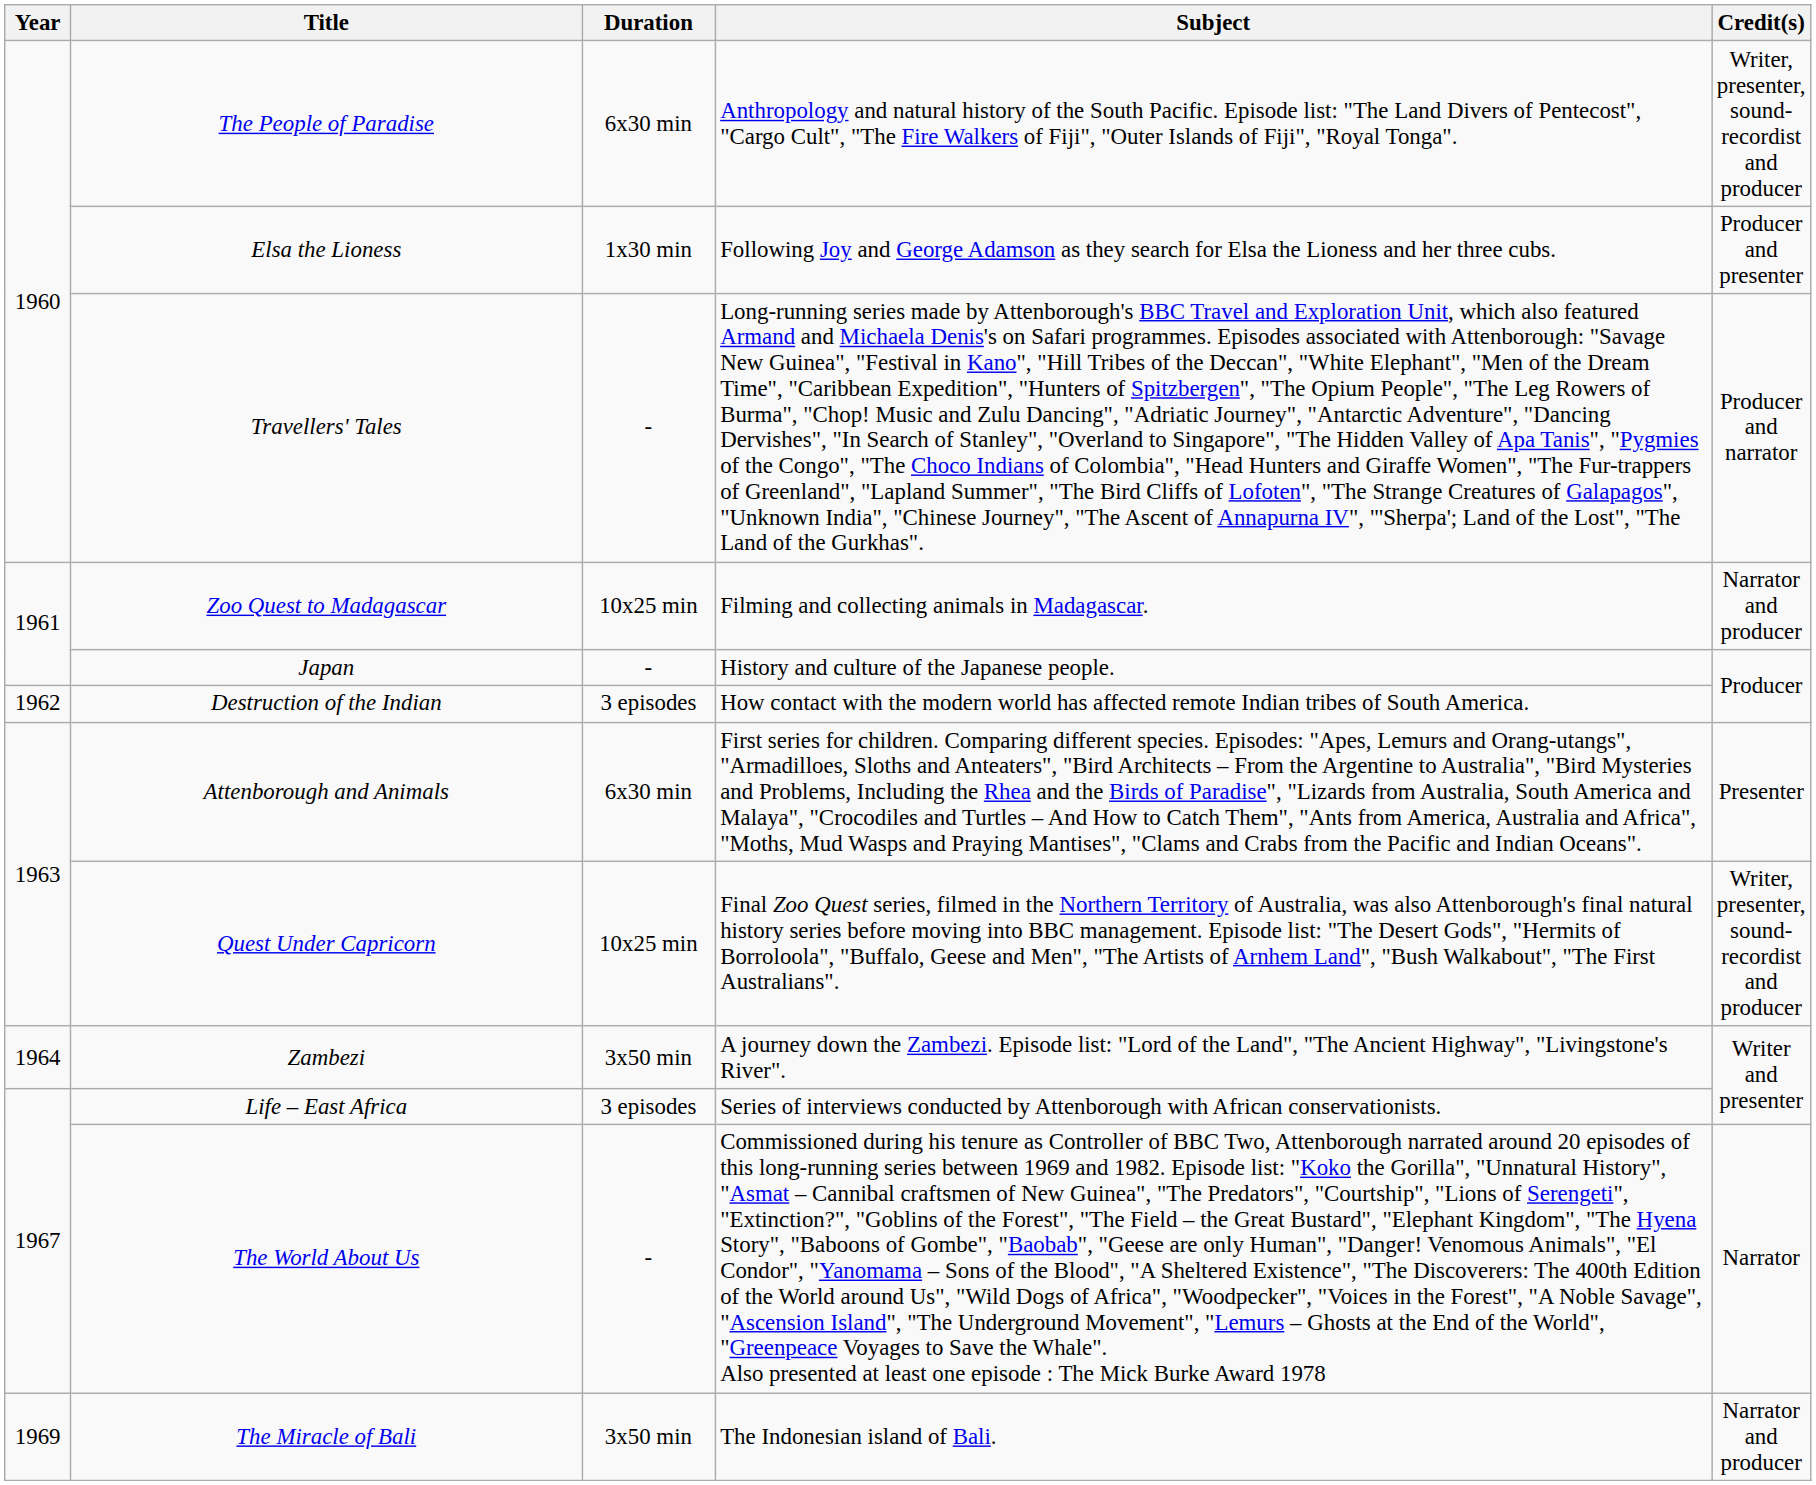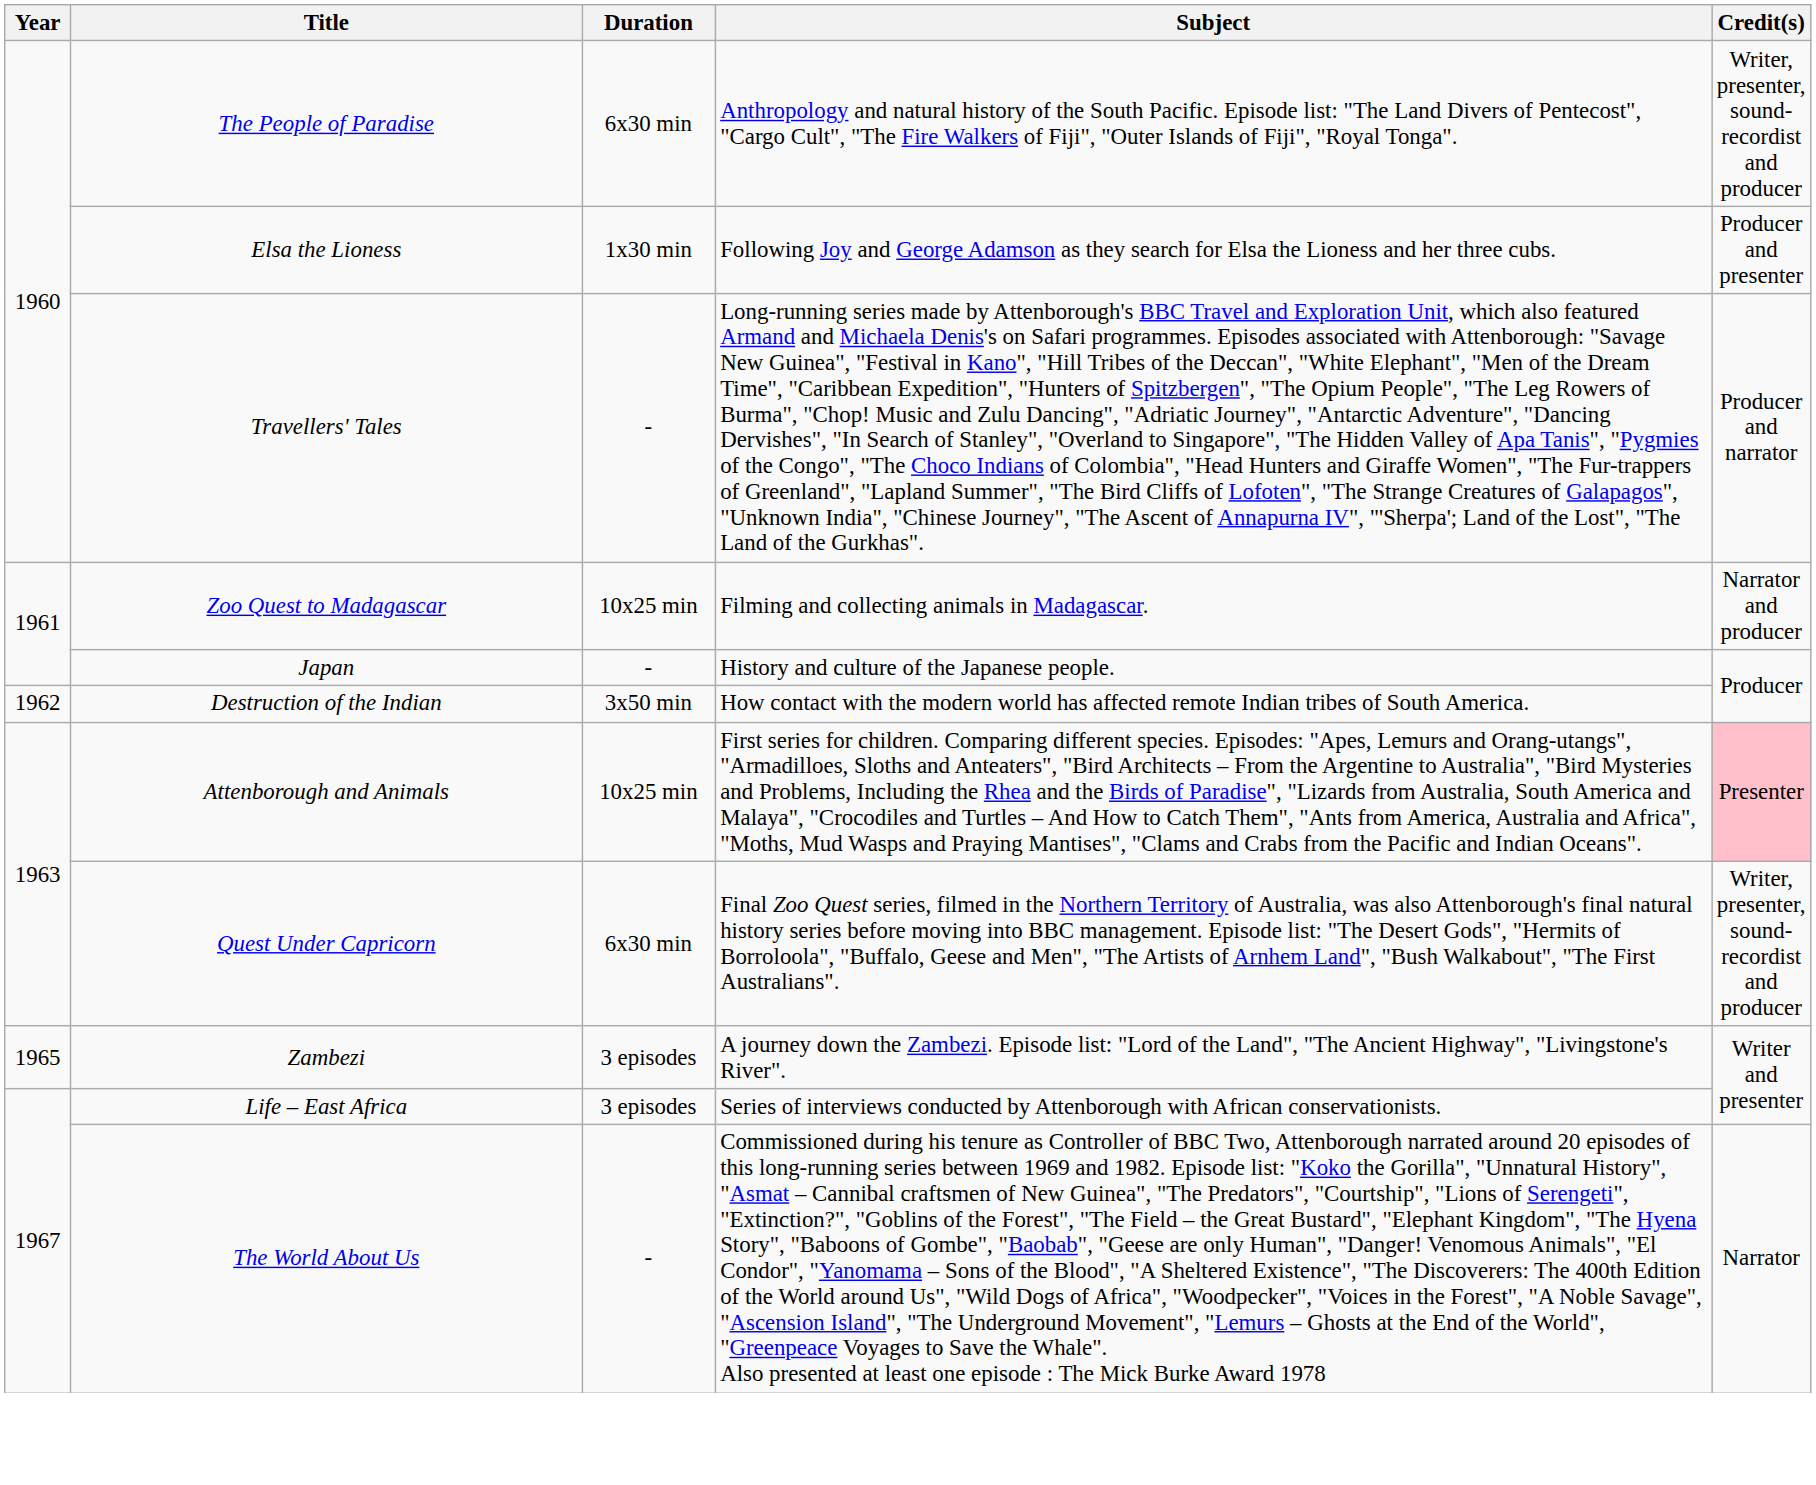(648, 703) 3 episodes -> (648, 703) 3x50 min
(648, 791) 6x30 min -> (648, 791) 10x25 min
(1761, 791) no background -> (1761, 791) pink background
(648, 943) 10x25 min -> (648, 943) 6x30 min
(38, 1057) 1964 -> (38, 1057) 1965
(648, 1057) 3x50 min -> (648, 1057) 3 episodes
- row: (326, 1436)
